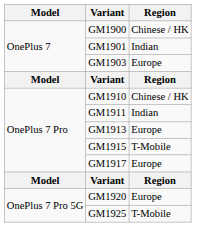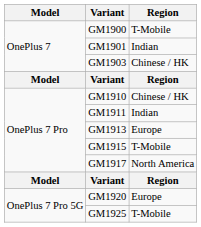(160, 29) Chinese / HK -> (151, 29) T-Mobile
(146, 63) Europe -> (160, 63) Chinese / HK
(146, 163) Europe -> (163, 163) North America
